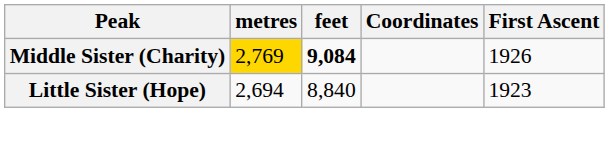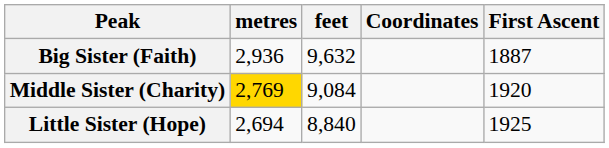+ row: (117, 55)
(331, 55) bold -> (331, 90) normal
(510, 55) 1926 -> (510, 90) 1920
(510, 90) 1923 -> (510, 124) 1925
